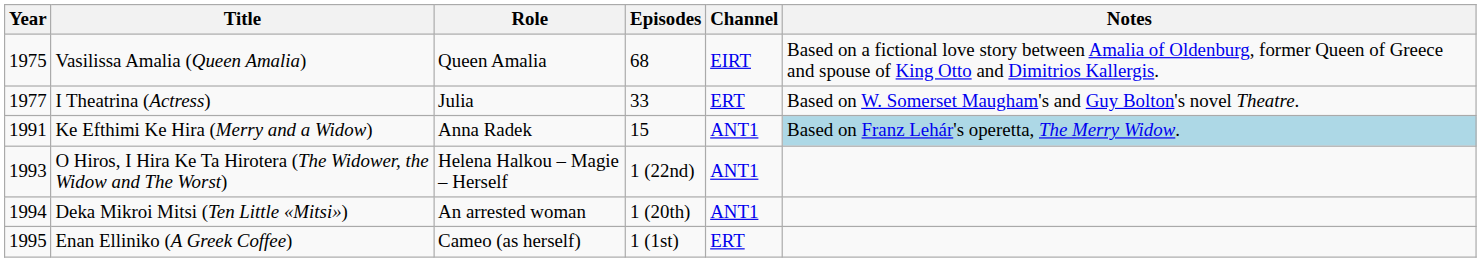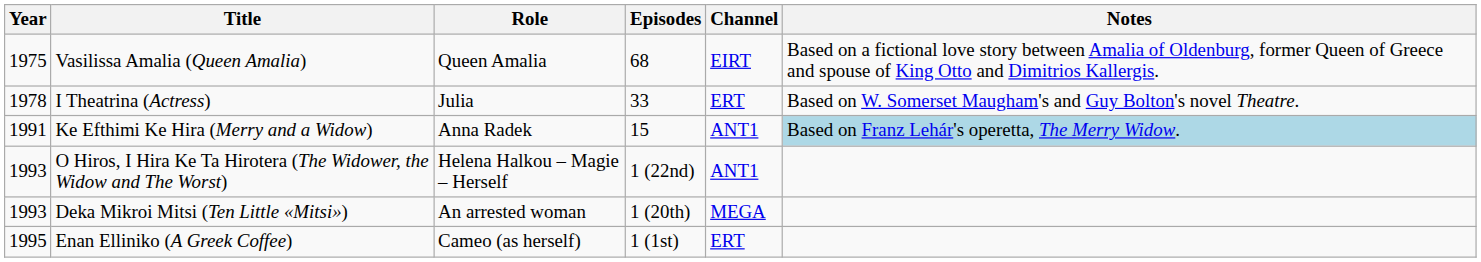(28, 100) 1977 -> (28, 100) 1978
(28, 211) 1994 -> (28, 211) 1993
(734, 211) ΑΝΤ1 -> (738, 211) MEGA
